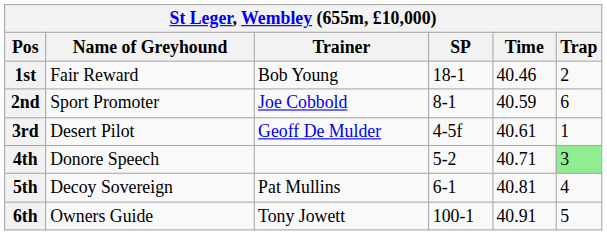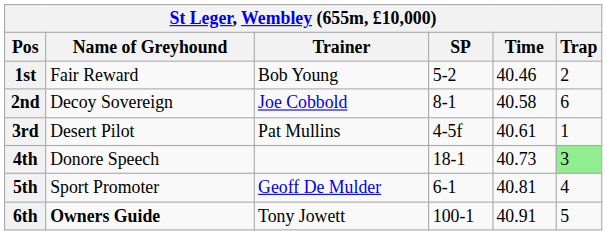(449, 74) 18-1 -> (445, 74) 5-2
(105, 103) Sport Promoter -> (112, 103) Decoy Sovereign
(516, 103) 40.59 -> (516, 103) 40.58
(320, 131) Geoff De Mulder -> (299, 131) Pat Mullins
(445, 159) 5-2 -> (449, 159) 18-1
(516, 159) 40.71 -> (516, 159) 40.73
(112, 187) Decoy Sovereign -> (105, 187) Sport Promoter
(299, 187) Pat Mullins -> (320, 187) Geoff De Mulder
(102, 215) normal -> (105, 215) bold
